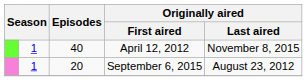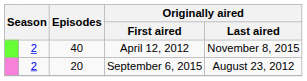(34, 48) 1 -> (34, 48) 2
(34, 66) 1 -> (34, 66) 2
